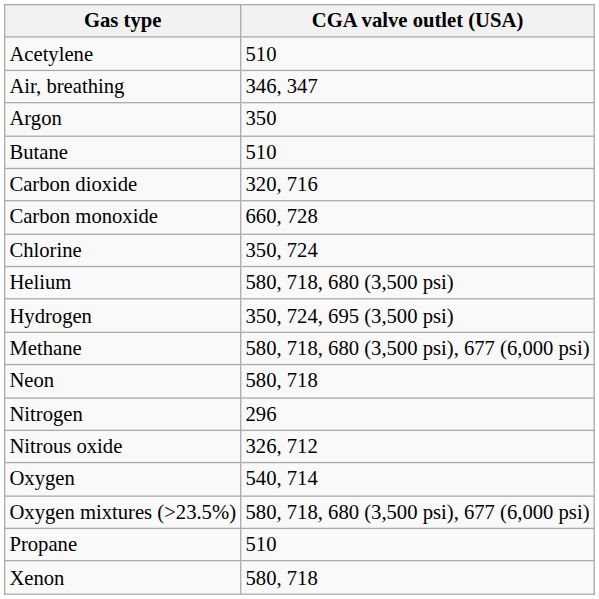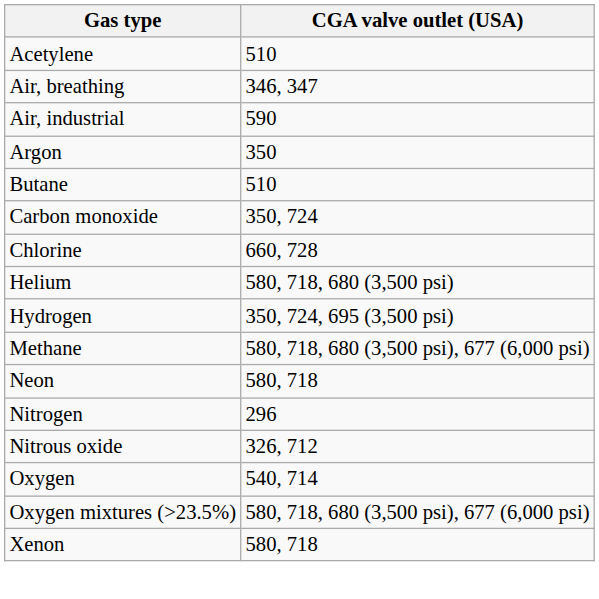+ row: (67, 119)
- row: (73, 184)
(282, 217) 660, 728 -> (282, 217) 350, 724
(282, 250) 350, 724 -> (282, 250) 660, 728
- row: (43, 544)
